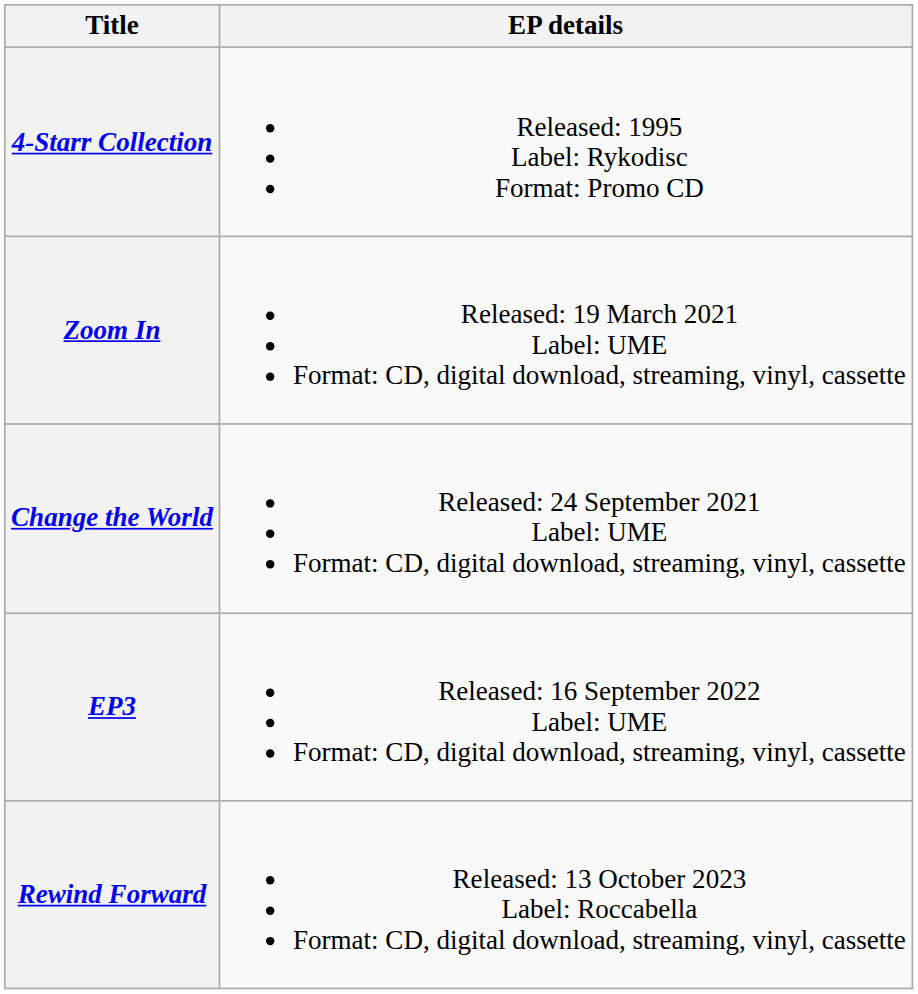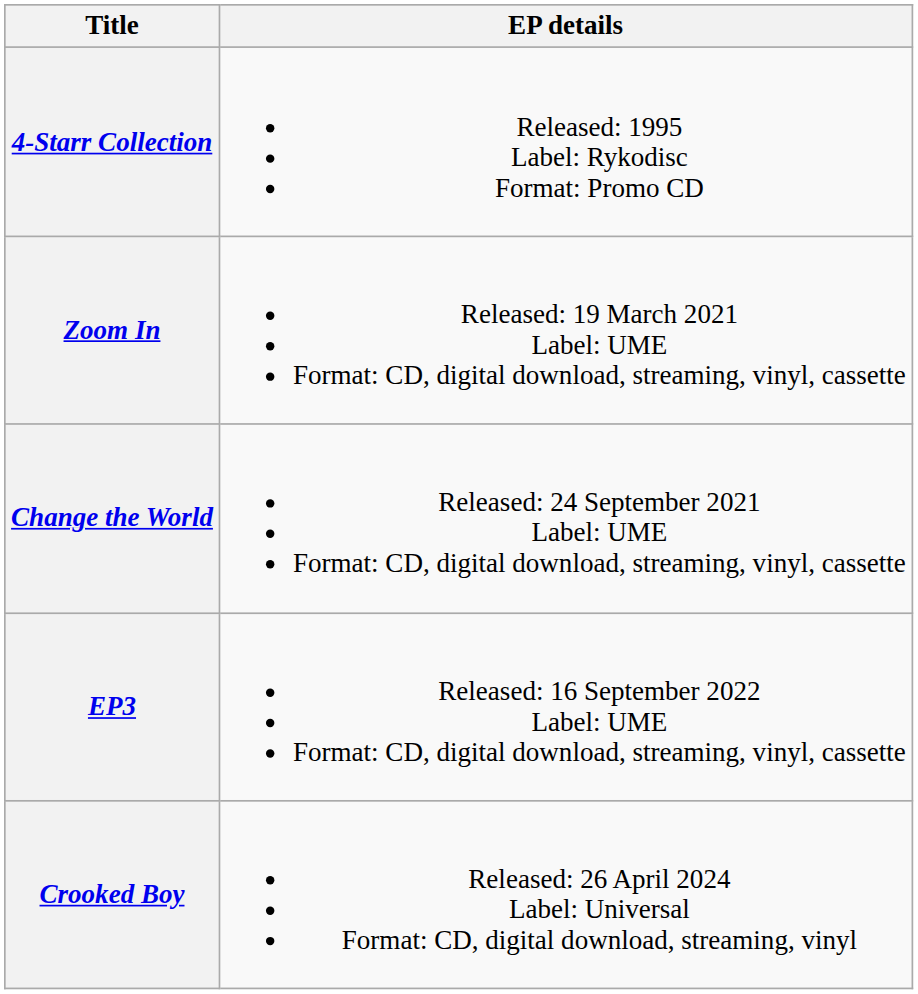- row: (112, 894)
+ row: (112, 894)
